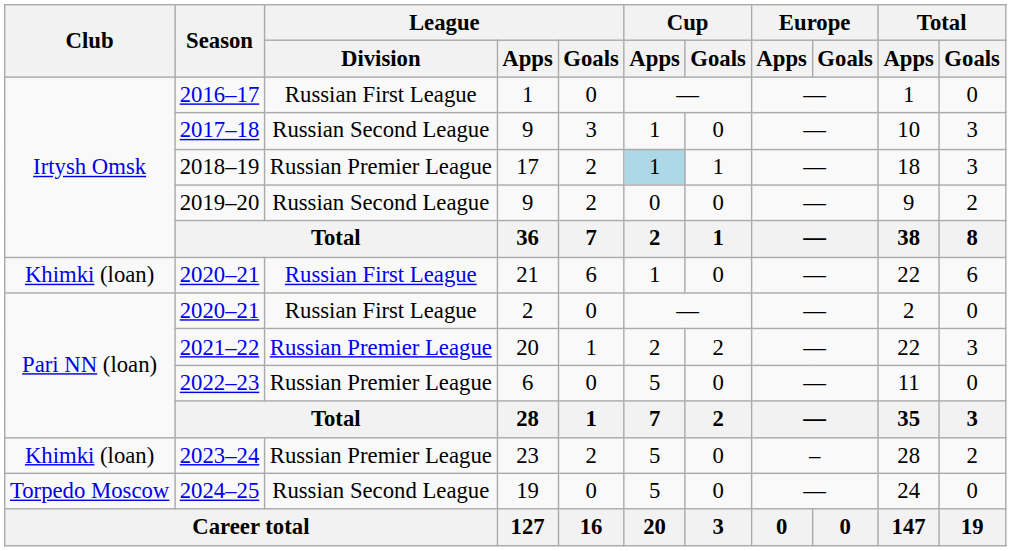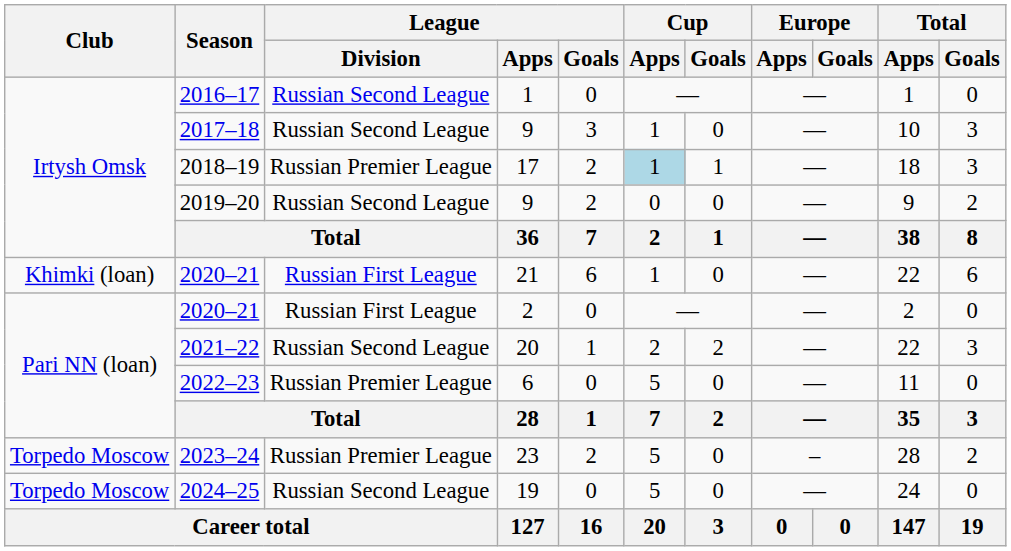(381, 94) Russian First League -> (381, 94) Russian Second League
(381, 346) Russian Premier League -> (381, 346) Russian Second League
(90, 454) Khimki (loan) -> (90, 454) Torpedo Moscow
